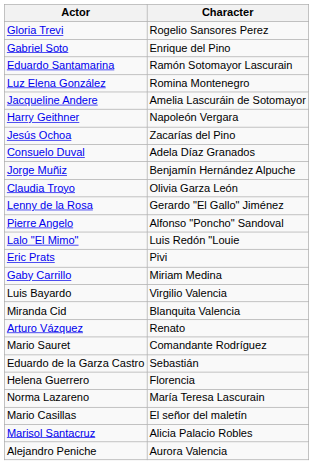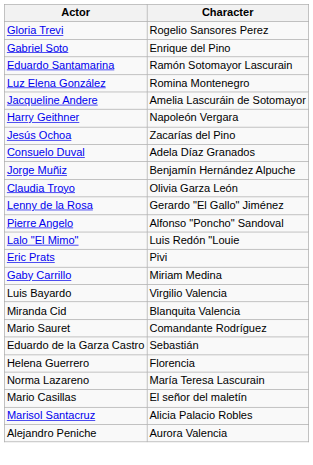- row: (45, 328)
